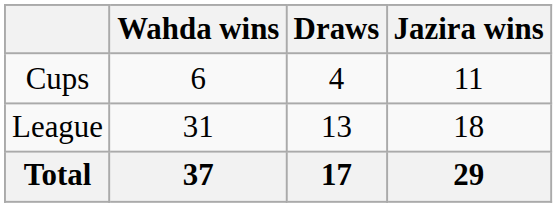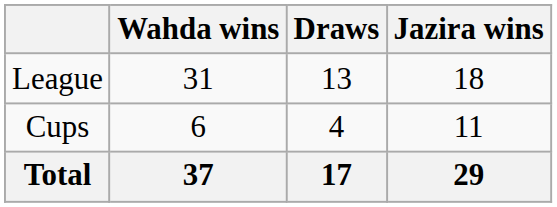rows swapped: (58, 126) <-> (57, 77)
